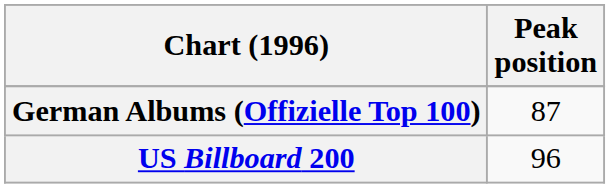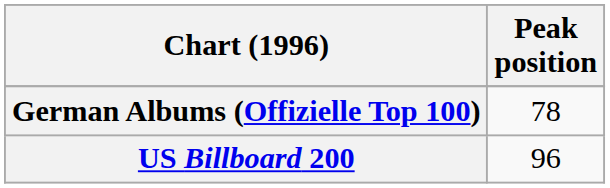(546, 110) 87 -> (546, 110) 78
